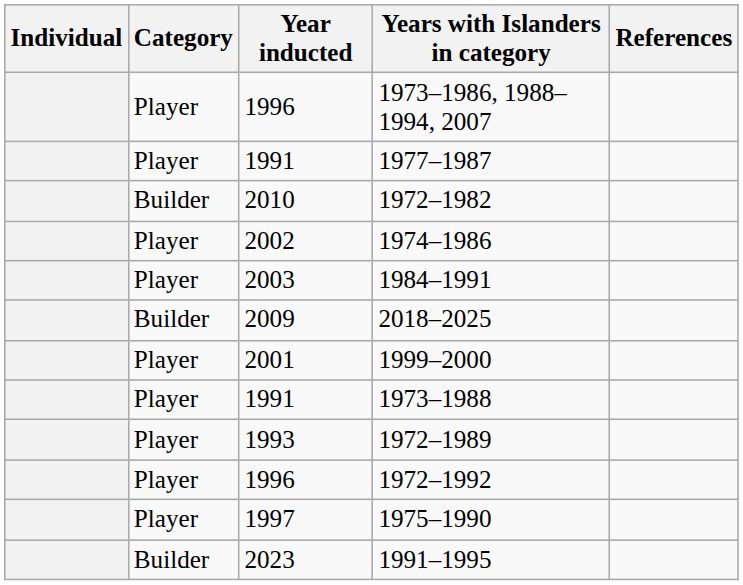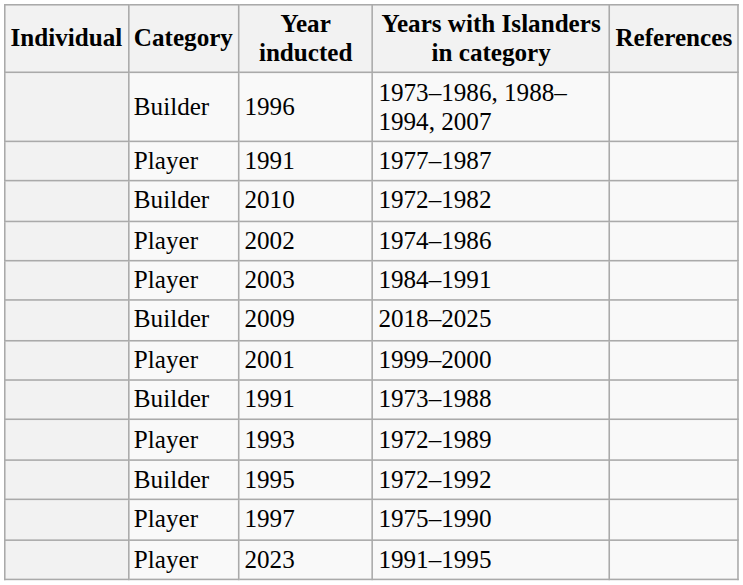(166, 106) Player -> (172, 106) Builder
(166, 399) Player -> (172, 399) Builder
(166, 479) Player -> (172, 479) Builder
(270, 479) 1996 -> (270, 479) 1995
(172, 559) Builder -> (166, 559) Player
